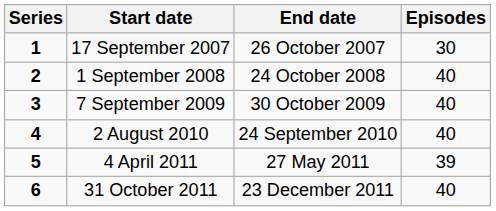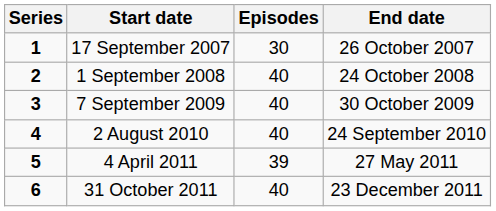columns swapped: (318, 18) <-> (446, 18)
